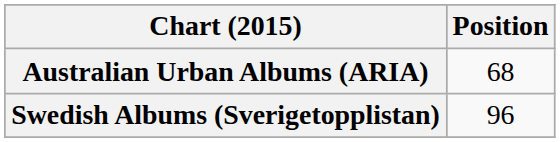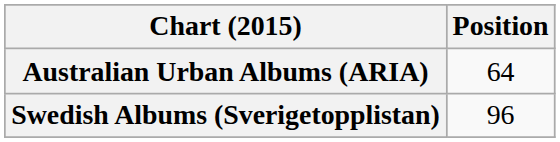(501, 70) 68 -> (501, 70) 64
